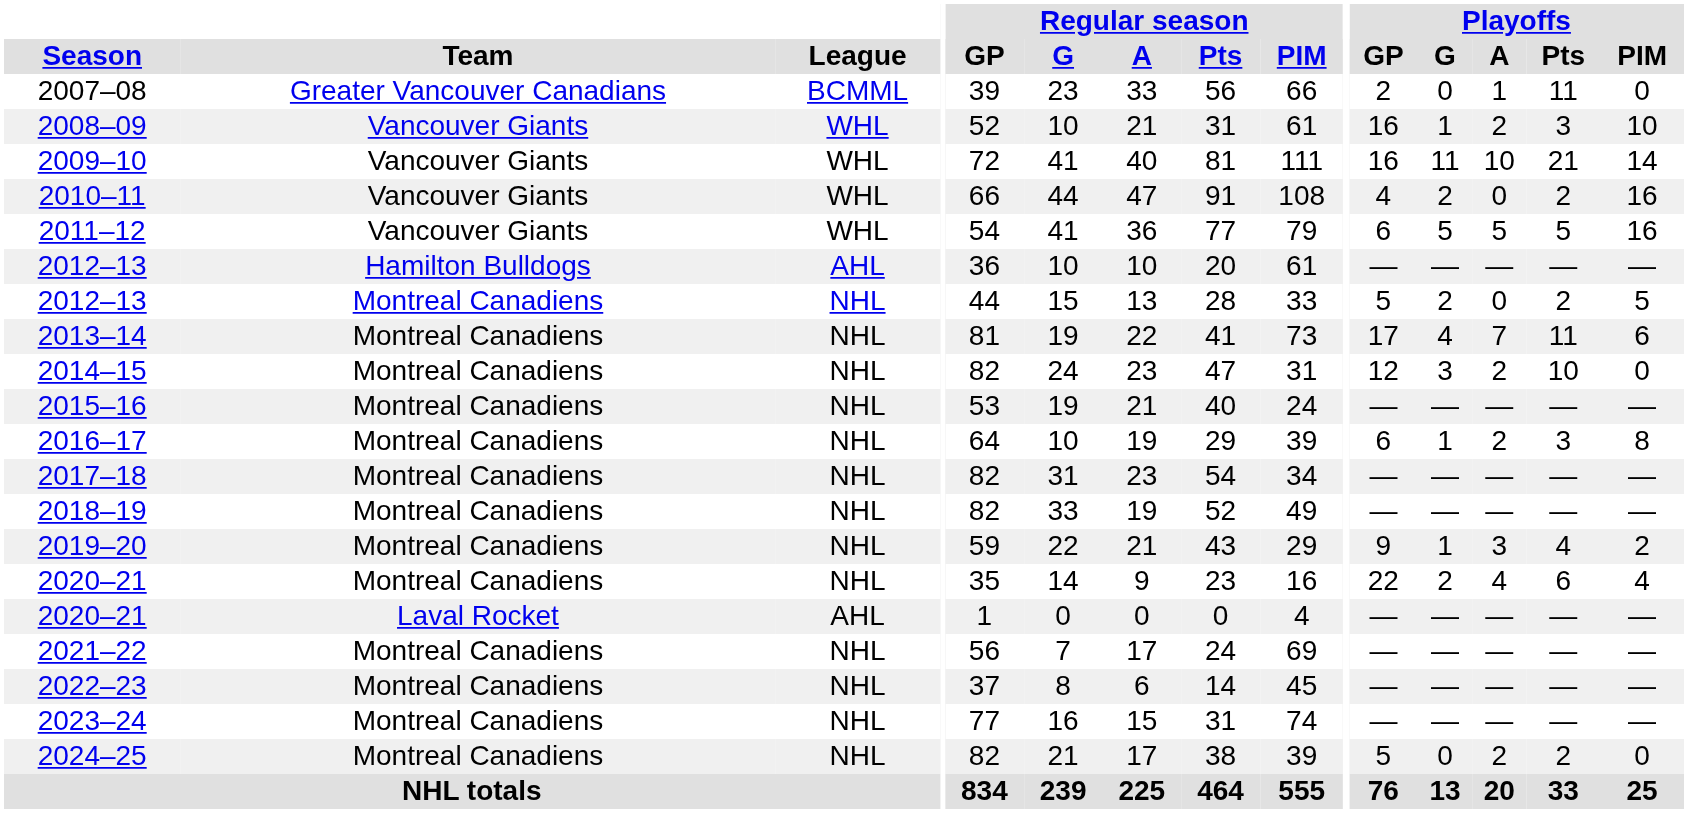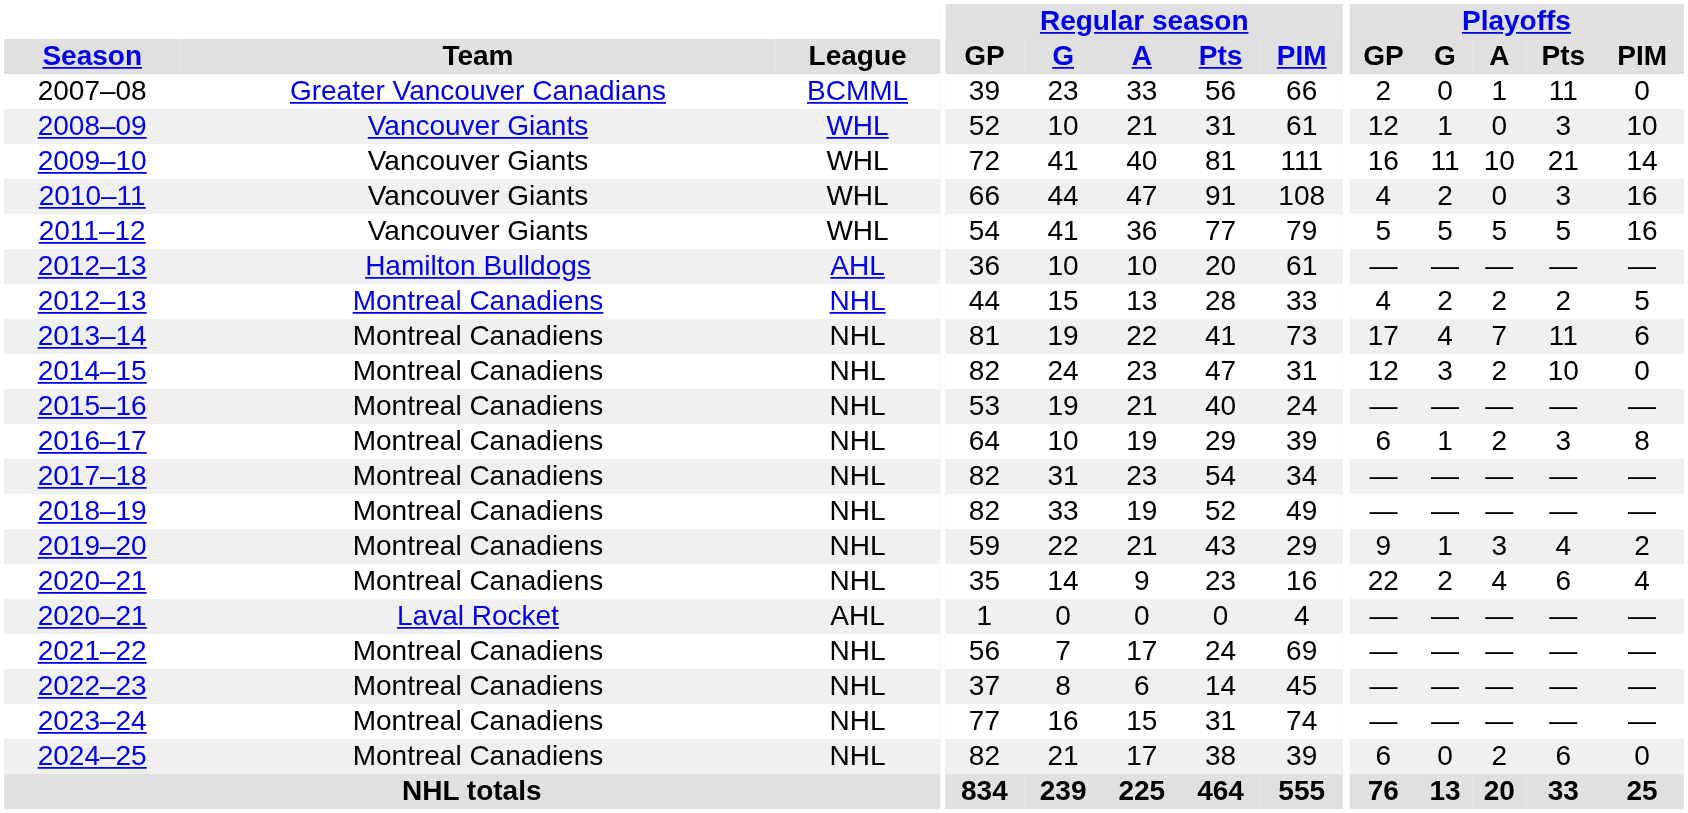(1383, 126) 16 -> (1383, 126) 12
(1499, 126) 2 -> (1499, 126) 0
(1563, 196) 2 -> (1563, 196) 3
(1383, 231) 6 -> (1383, 231) 5
(1383, 301) 5 -> (1383, 301) 4
(1499, 301) 0 -> (1499, 301) 2
(1383, 756) 5 -> (1383, 756) 6
(1563, 756) 2 -> (1563, 756) 6
